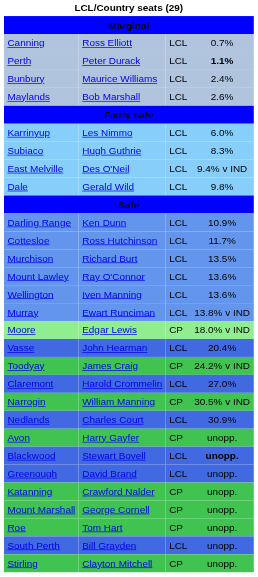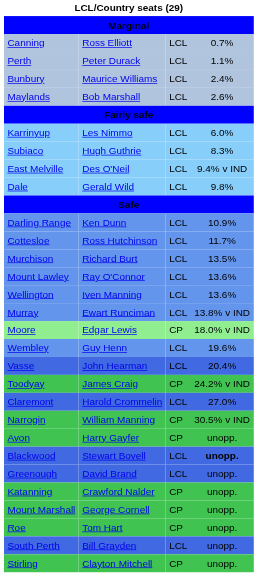(222, 61) bold -> (222, 61) normal
+ row: (28, 348)
- row: (28, 420)
